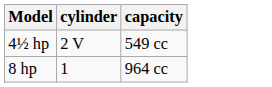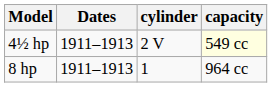+ column: (97, 17)
(146, 43) no background -> (227, 43) lightyellow background
